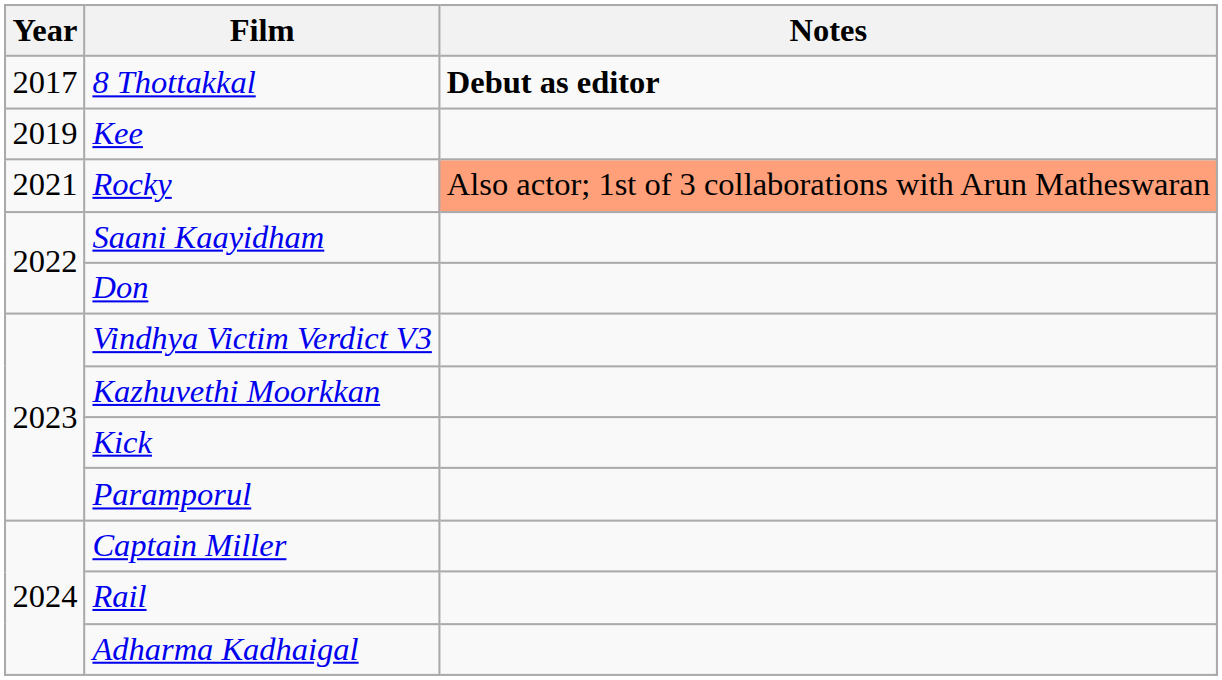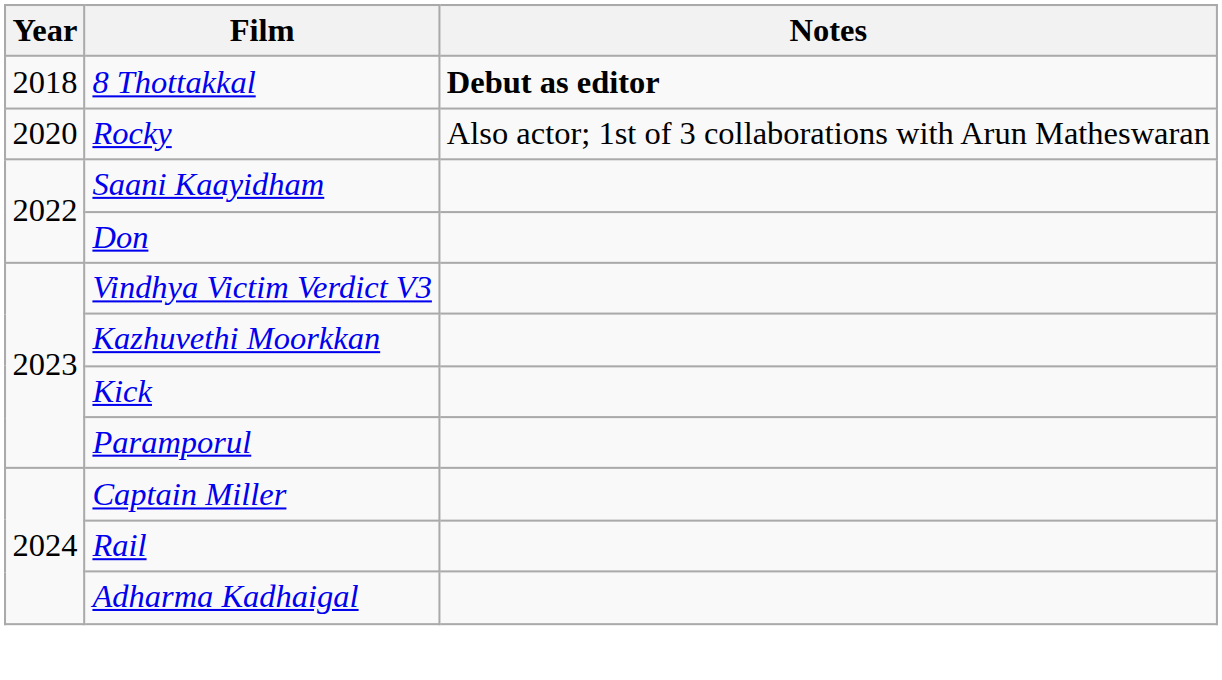(45, 81) 2017 -> (45, 81) 2018
- row: (118, 133)
(45, 184) 2021 -> (45, 133) 2020
(828, 184) lightsalmon background -> (828, 133) no background
